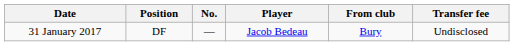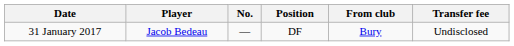columns swapped: (159, 13) <-> (277, 13)
